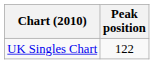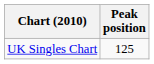(124, 48) 122 -> (124, 48) 125
